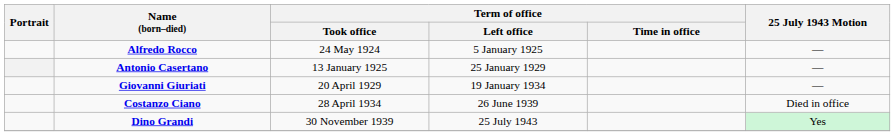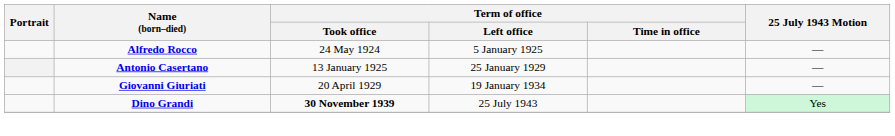- row: (162, 103)
(350, 121) normal -> (350, 103) bold
